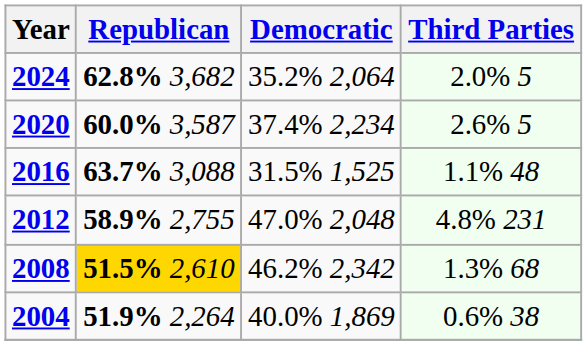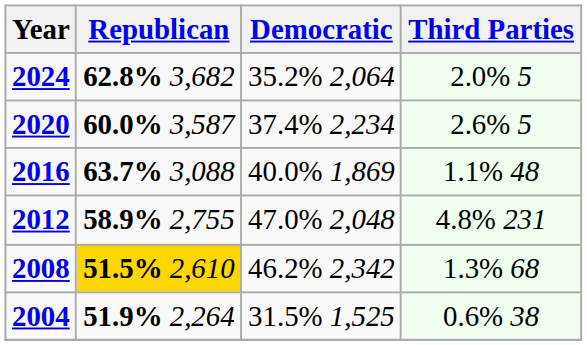(321, 172) 31.5% 1,525 -> (321, 172) 40.0% 1,869
(321, 314) 40.0% 1,869 -> (321, 314) 31.5% 1,525
